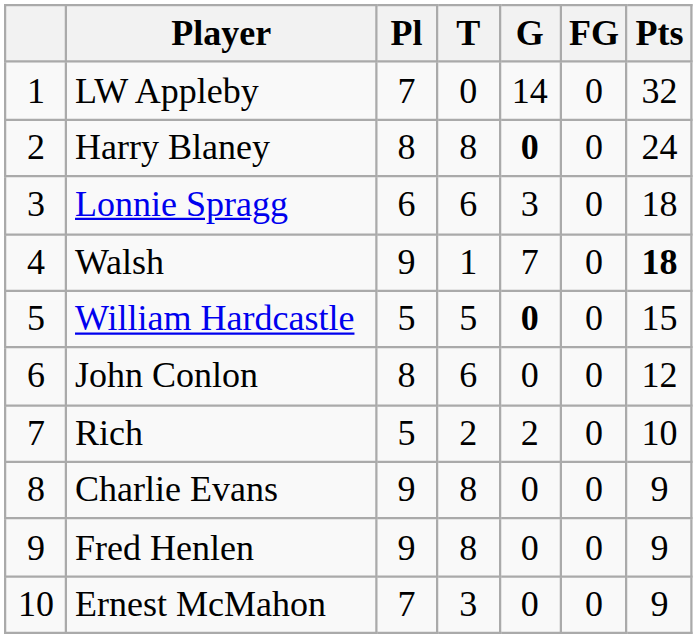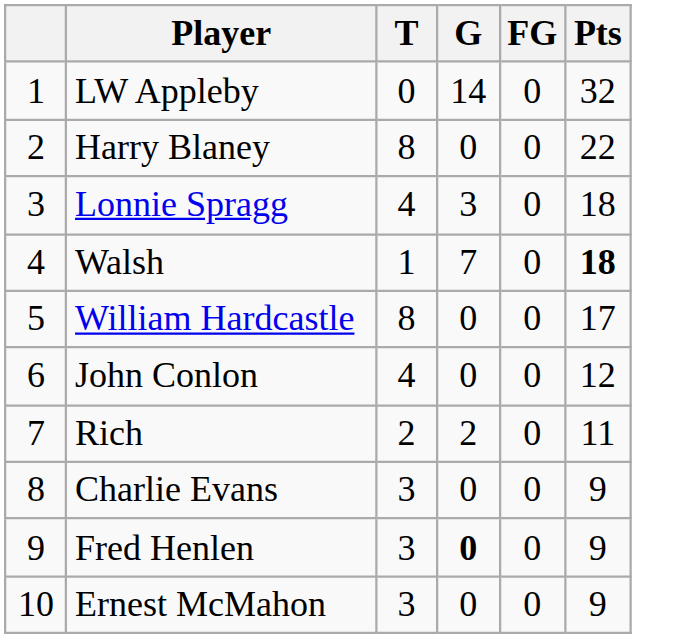- column: (407, 33)
(530, 147) bold -> (468, 147) normal
(659, 147) 24 -> (598, 147) 22
(468, 204) 6 -> (407, 204) 4
(468, 318) 5 -> (407, 318) 8
(530, 318) bold -> (468, 318) normal
(659, 318) 15 -> (598, 318) 17
(468, 375) 6 -> (407, 375) 4
(659, 432) 10 -> (598, 432) 11
(468, 489) 8 -> (407, 489) 3
(468, 546) 8 -> (407, 546) 3
(530, 546) normal -> (468, 546) bold
